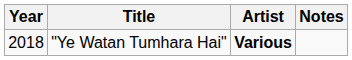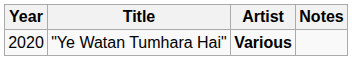(26, 42) 2018 -> (26, 42) 2020
